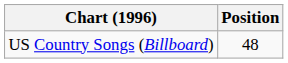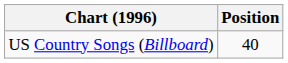(250, 44) 48 -> (250, 44) 40
